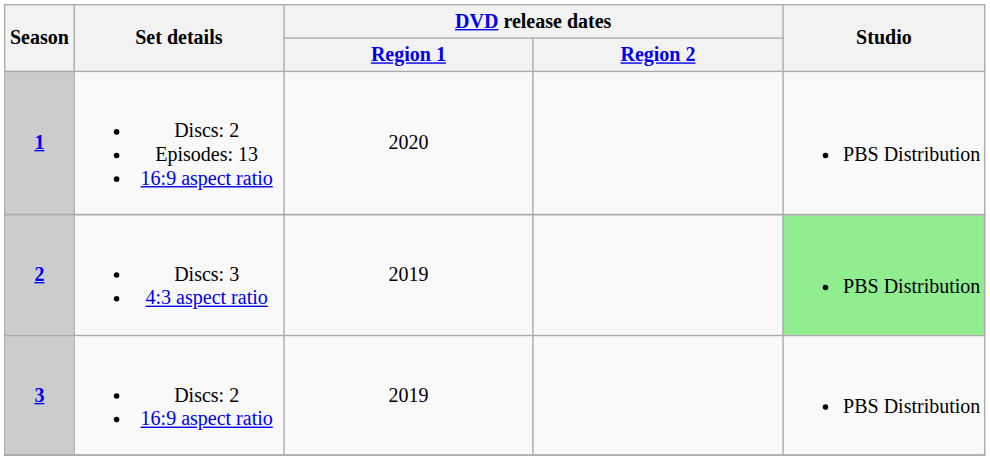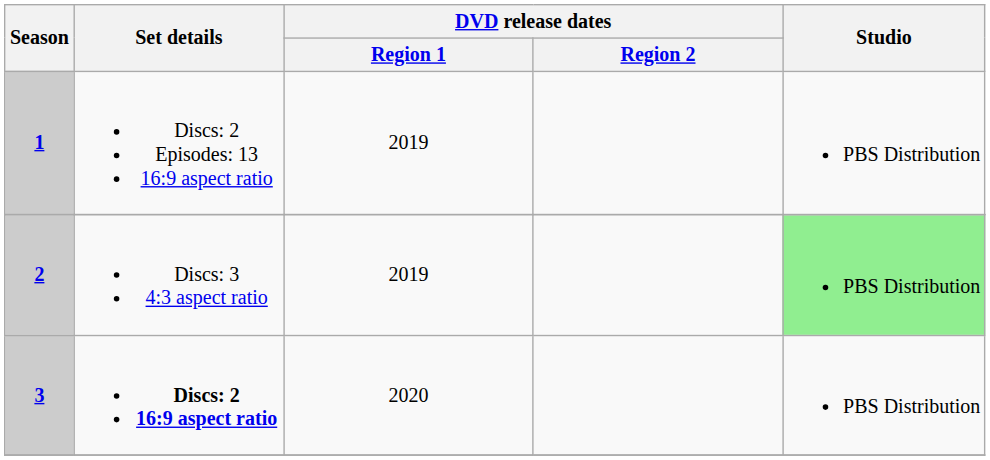(408, 142) 2020 -> (408, 142) 2019
(179, 407) normal -> (179, 407) bold
(408, 395) 2019 -> (408, 395) 2020
